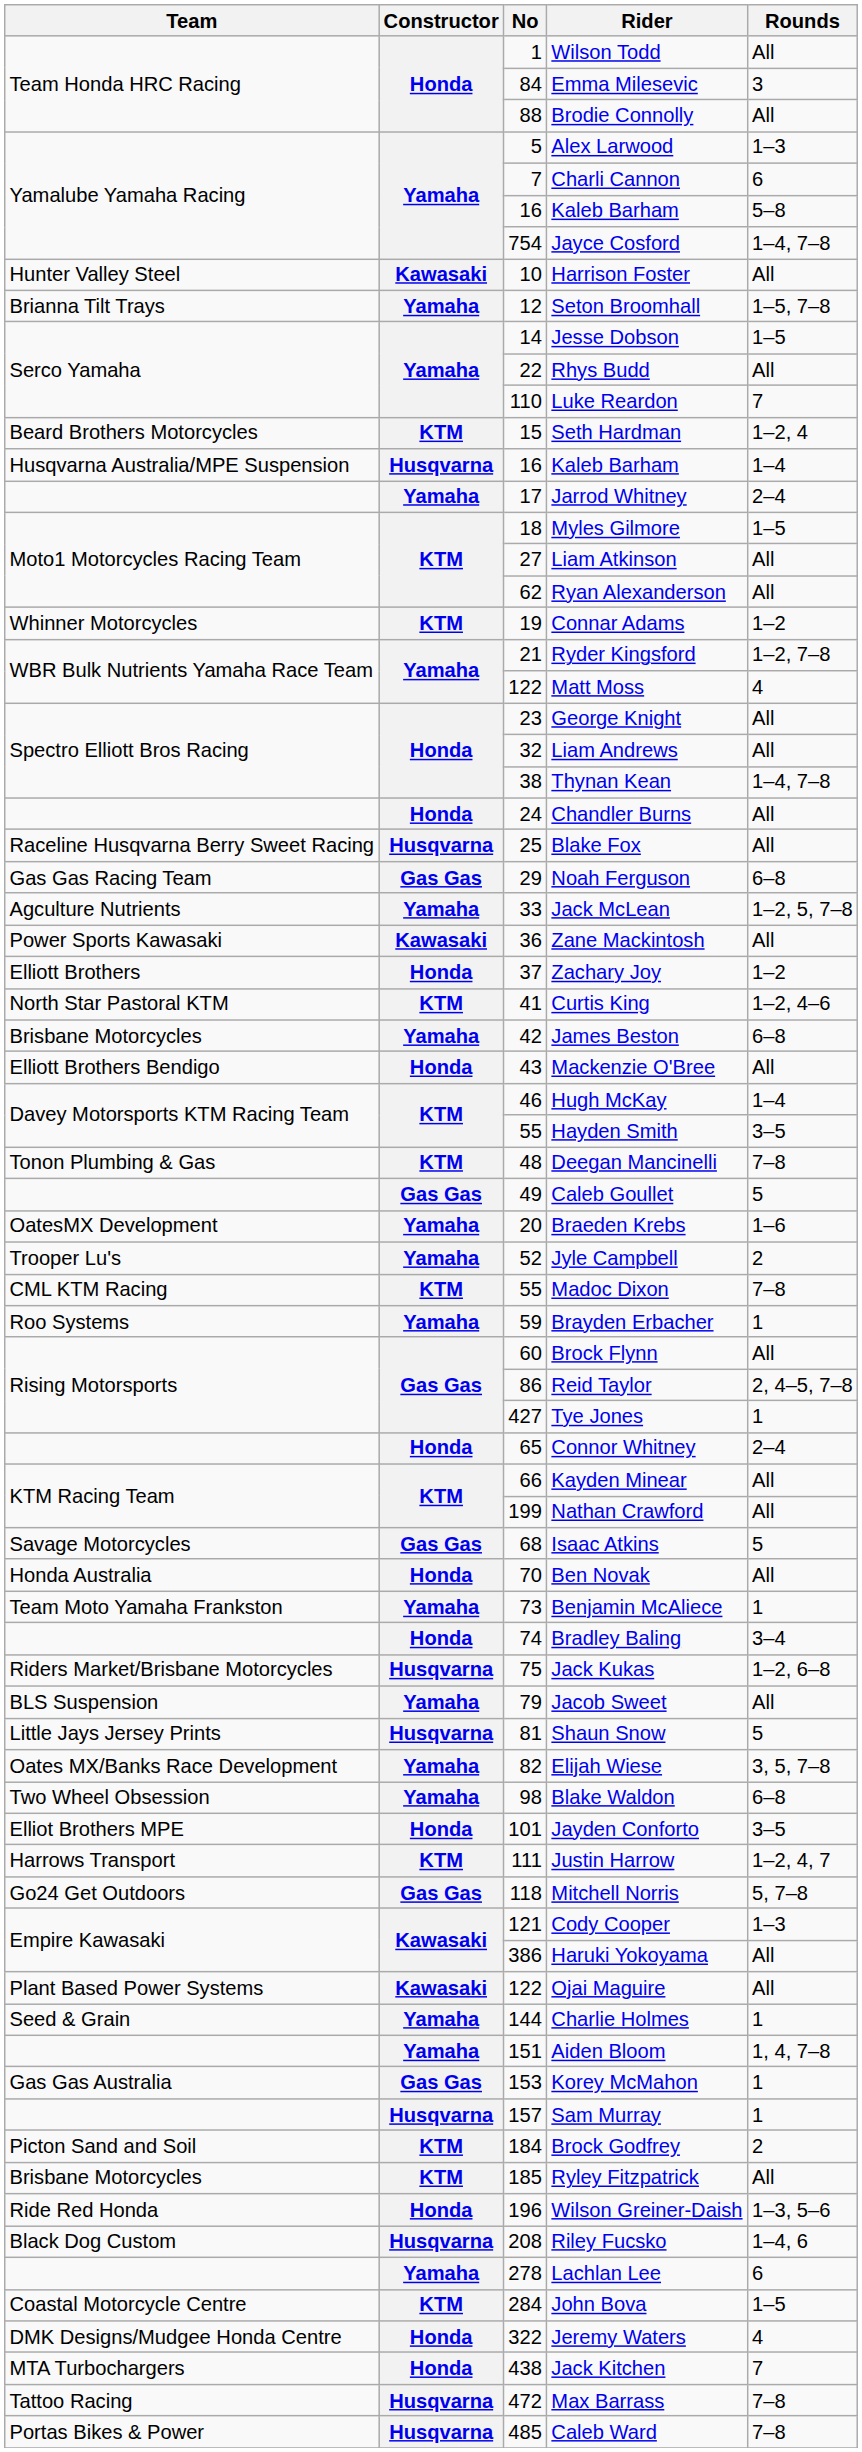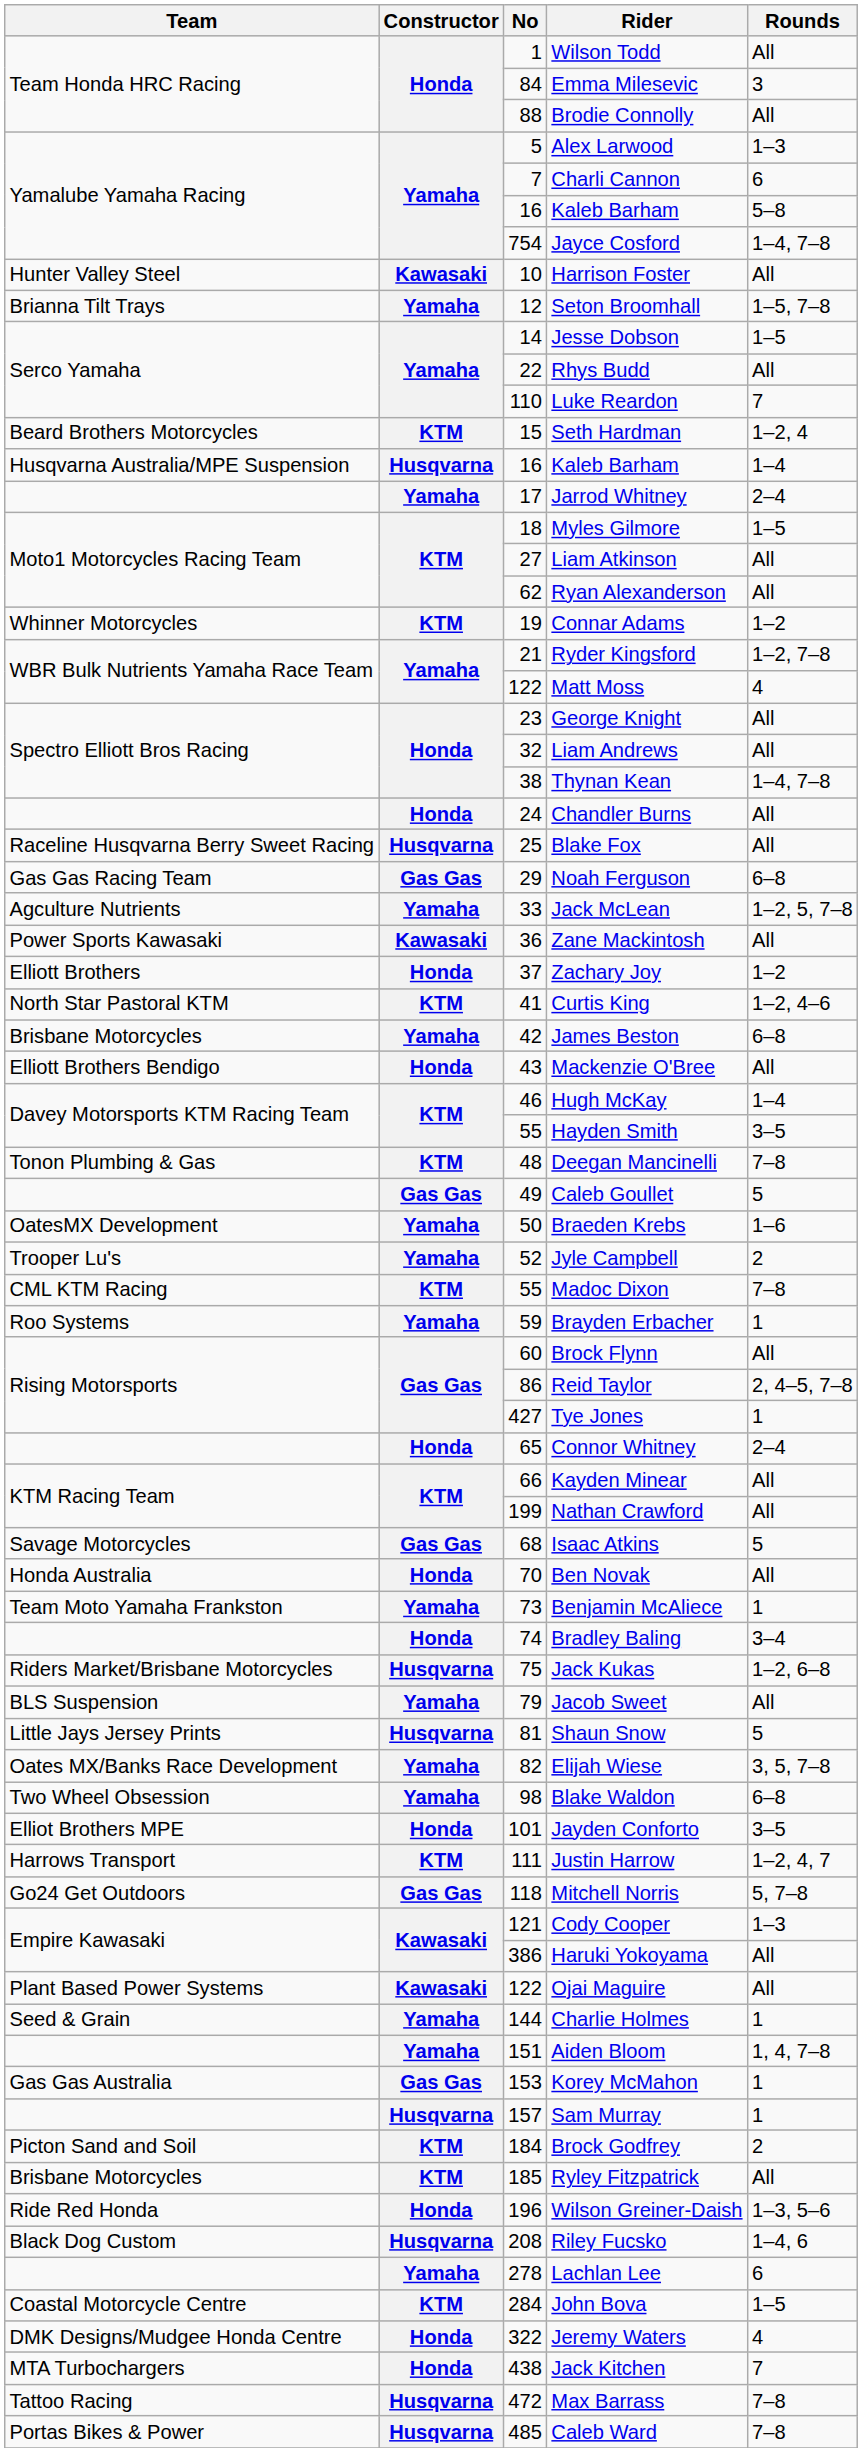(531, 1226) 20 -> (531, 1226) 50
